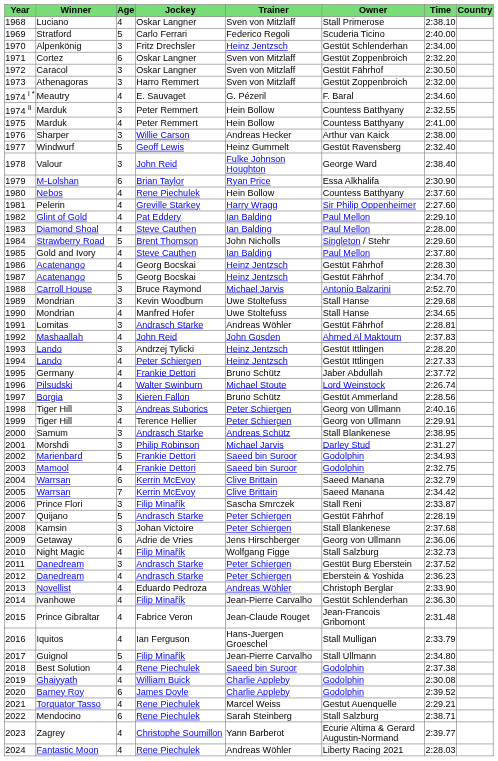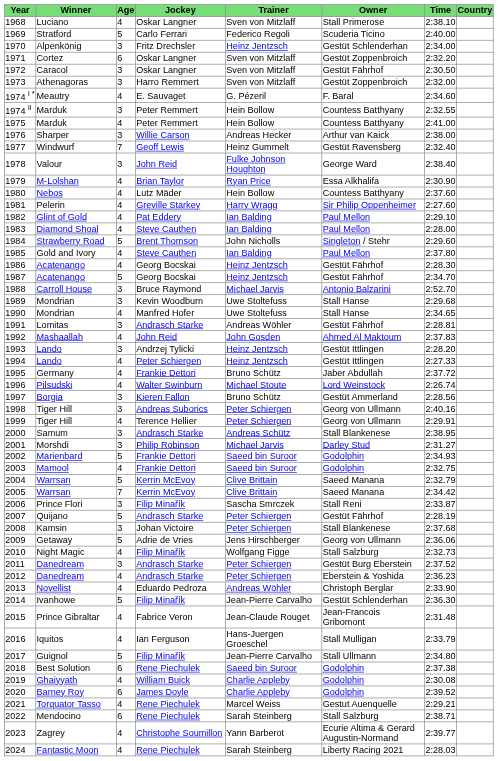(120, 147) 5 -> (120, 147) 7
(120, 181) 6 -> (120, 181) 4
(168, 193) Rene Piechulek -> (159, 193) Lutz Mäder
(120, 480) 6 -> (120, 480) 5
(120, 540) 6 -> (120, 540) 5
(120, 600) 4 -> (120, 600) 5
(120, 668) 4 -> (120, 668) 6
(259, 750) Andreas Wöhler -> (259, 750) Sarah Steinberg
